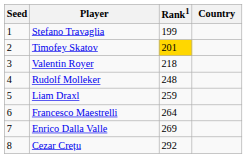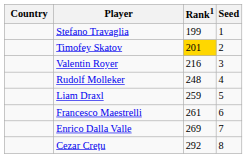columns swapped: (217, 13) <-> (17, 13)
(169, 64) 218 -> (193, 64) 216
(169, 112) 264 -> (193, 112) 261
